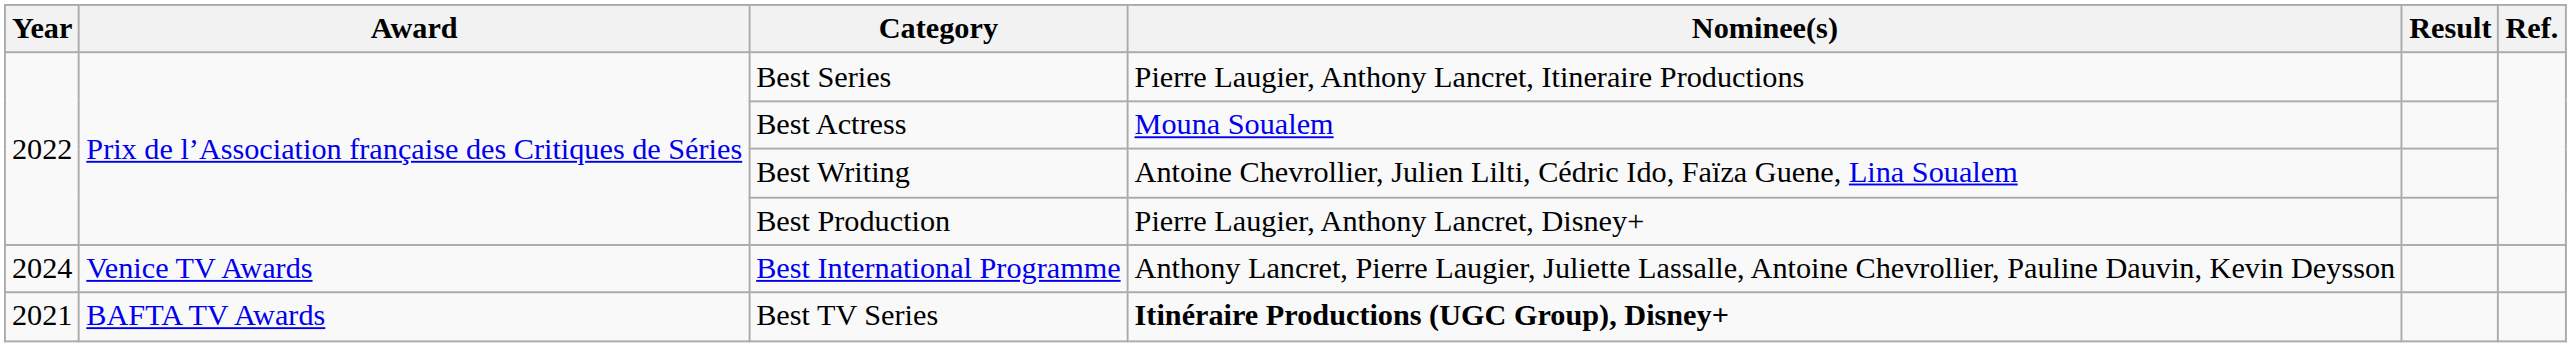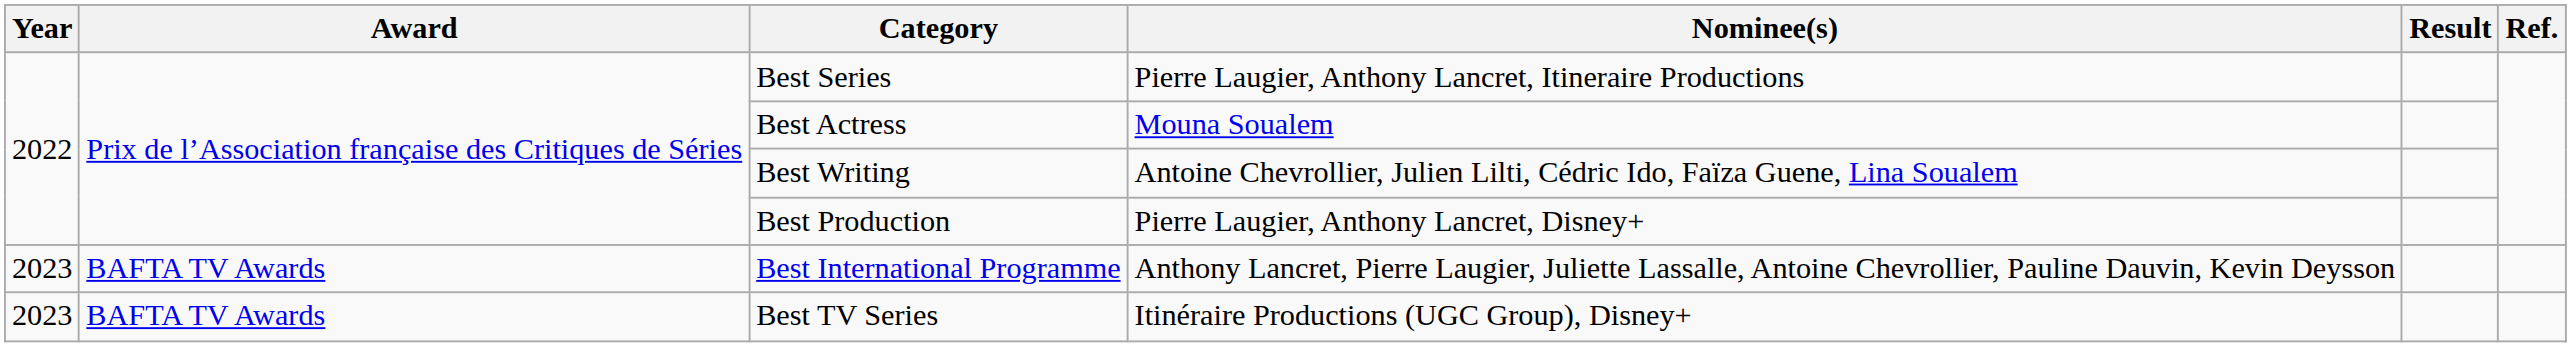(42, 268) 2024 -> (42, 268) 2023
(199, 268) Venice TV Awards -> (206, 268) BAFTA TV Awards
(42, 316) 2021 -> (42, 316) 2023
(1432, 316) bold -> (1413, 316) normal
